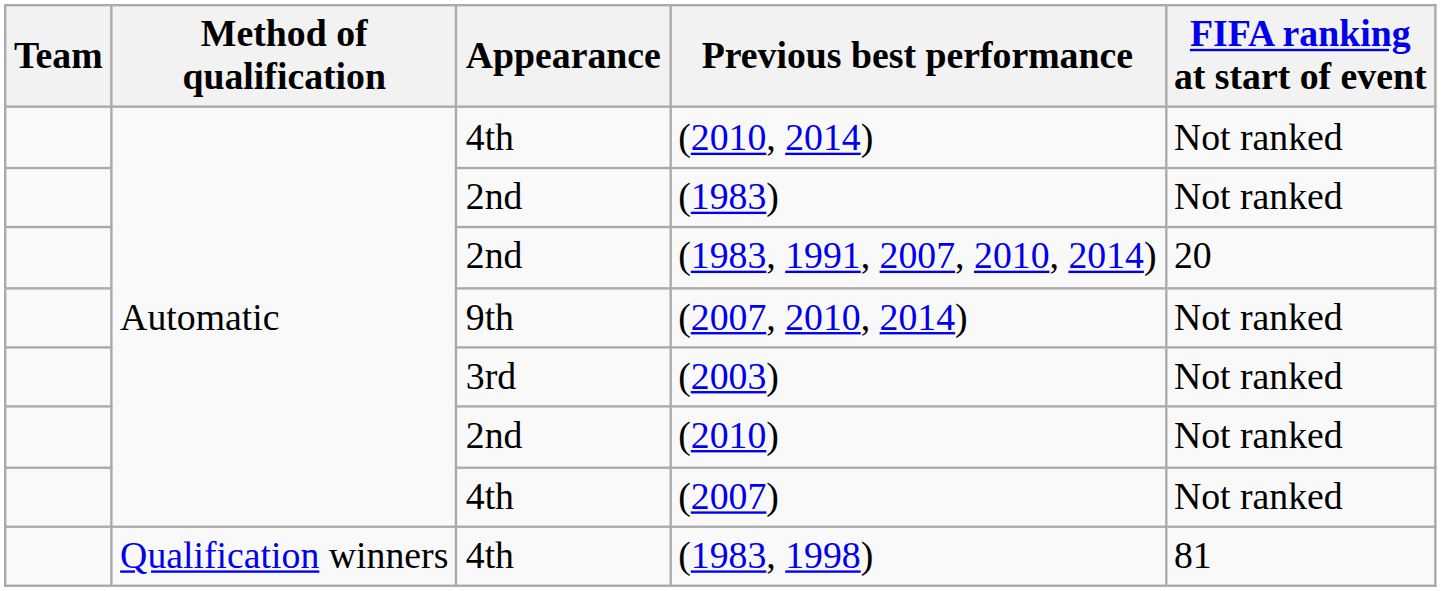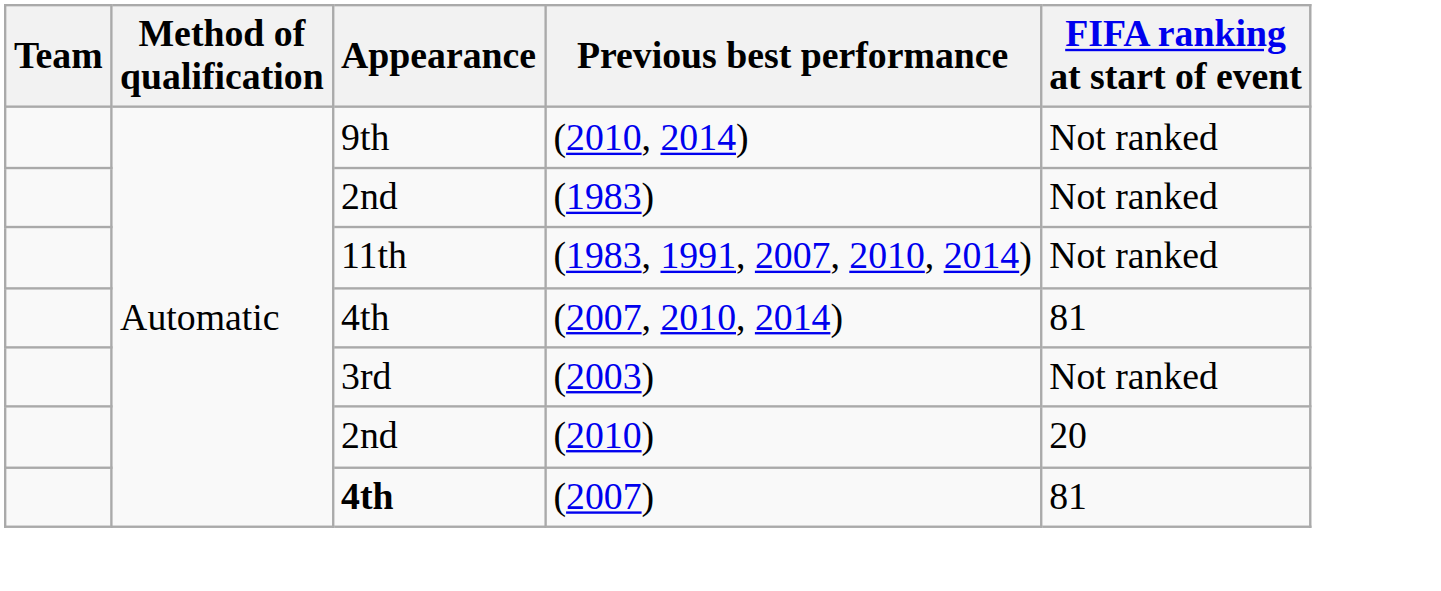(490, 136) 4th -> (365, 136) 9th
(494, 256) 2nd -> (374, 256) 11th
(1193, 256) 20 -> (1134, 256) Not ranked
(490, 316) 9th -> (365, 316) 4th
(1258, 316) Not ranked -> (1068, 316) 81
(1258, 436) Not ranked -> (1068, 436) 20
(490, 496) normal -> (367, 496) bold
(1258, 496) Not ranked -> (1068, 496) 81
- row: (776, 556)
